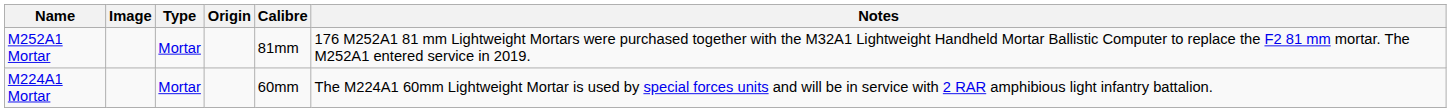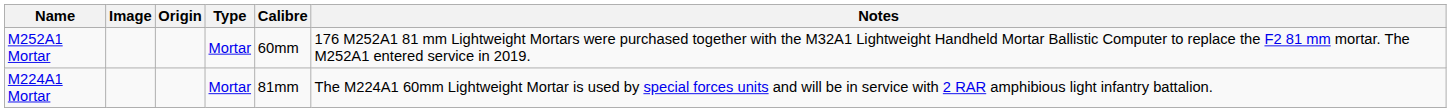columns swapped: (229, 16) <-> (180, 16)
(278, 47) 81mm -> (278, 47) 60mm
(278, 87) 60mm -> (278, 87) 81mm
